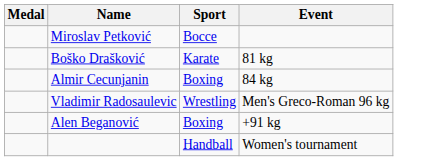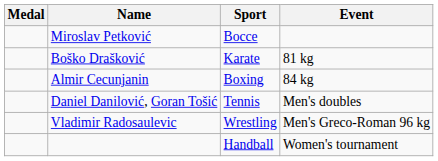+ row: (134, 101)
- row: (95, 123)
